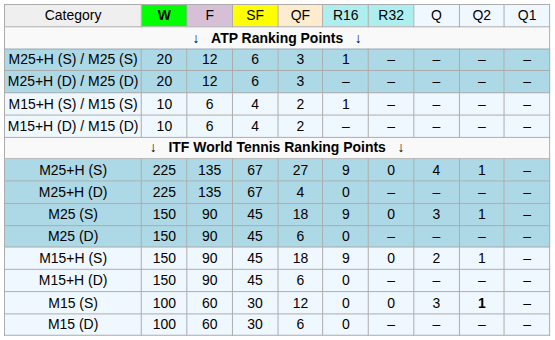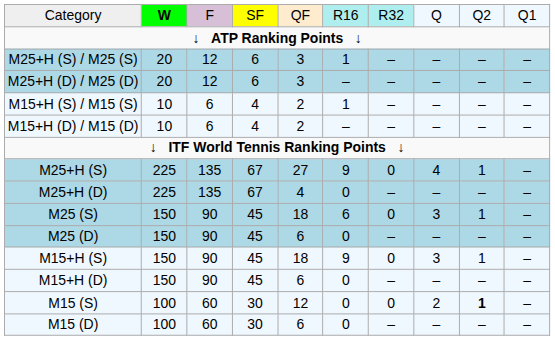(346, 215) 9 -> (346, 215) 6
(436, 259) 2 -> (436, 259) 3
(436, 303) 3 -> (436, 303) 2
